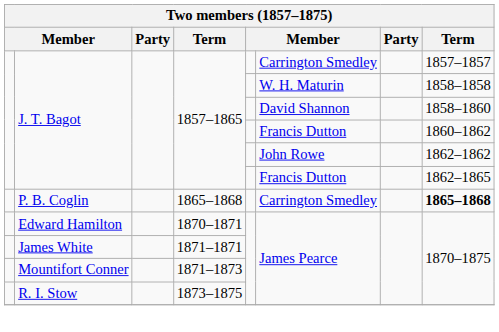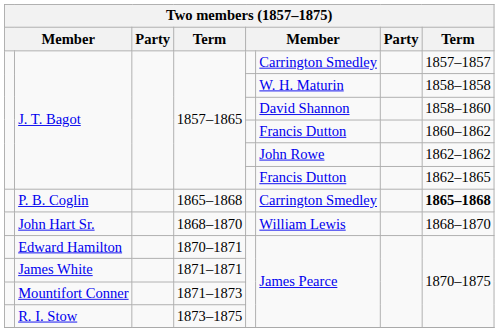+ row: (56, 223)
